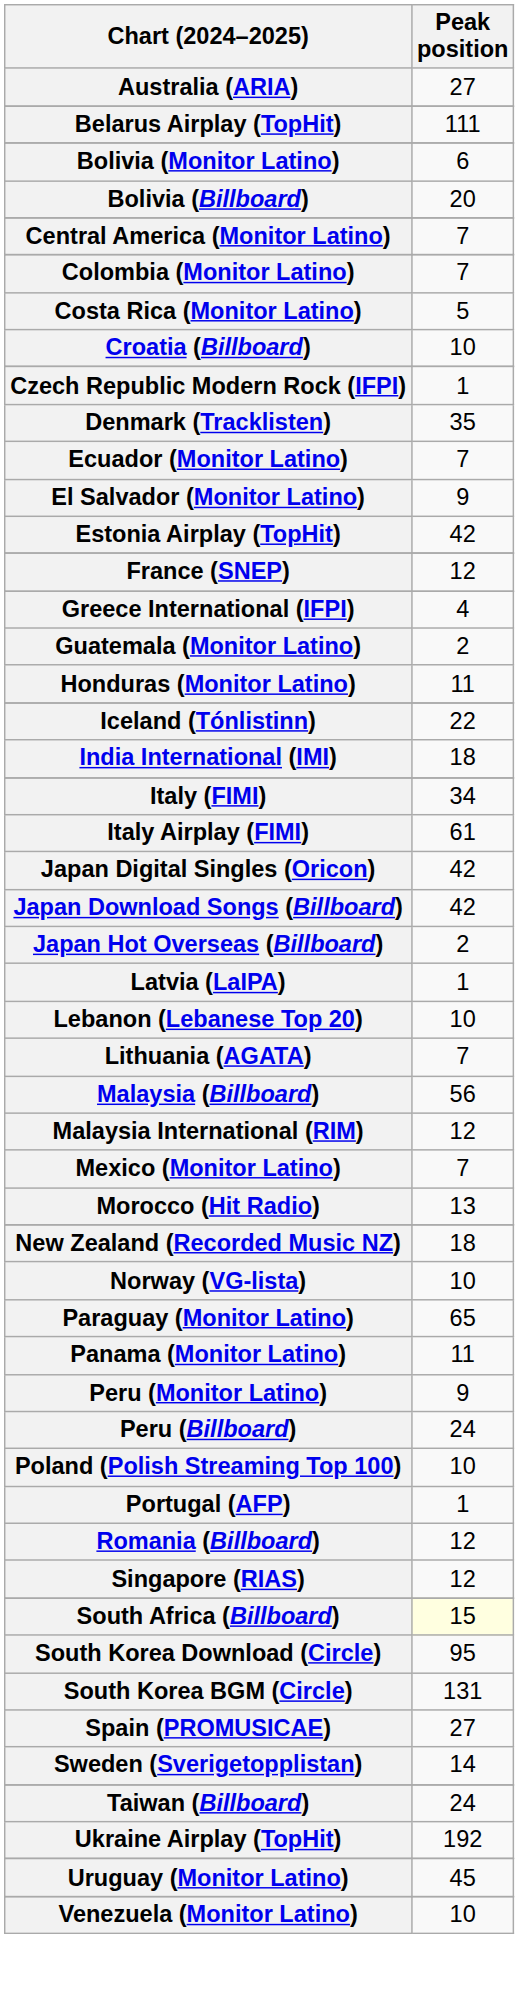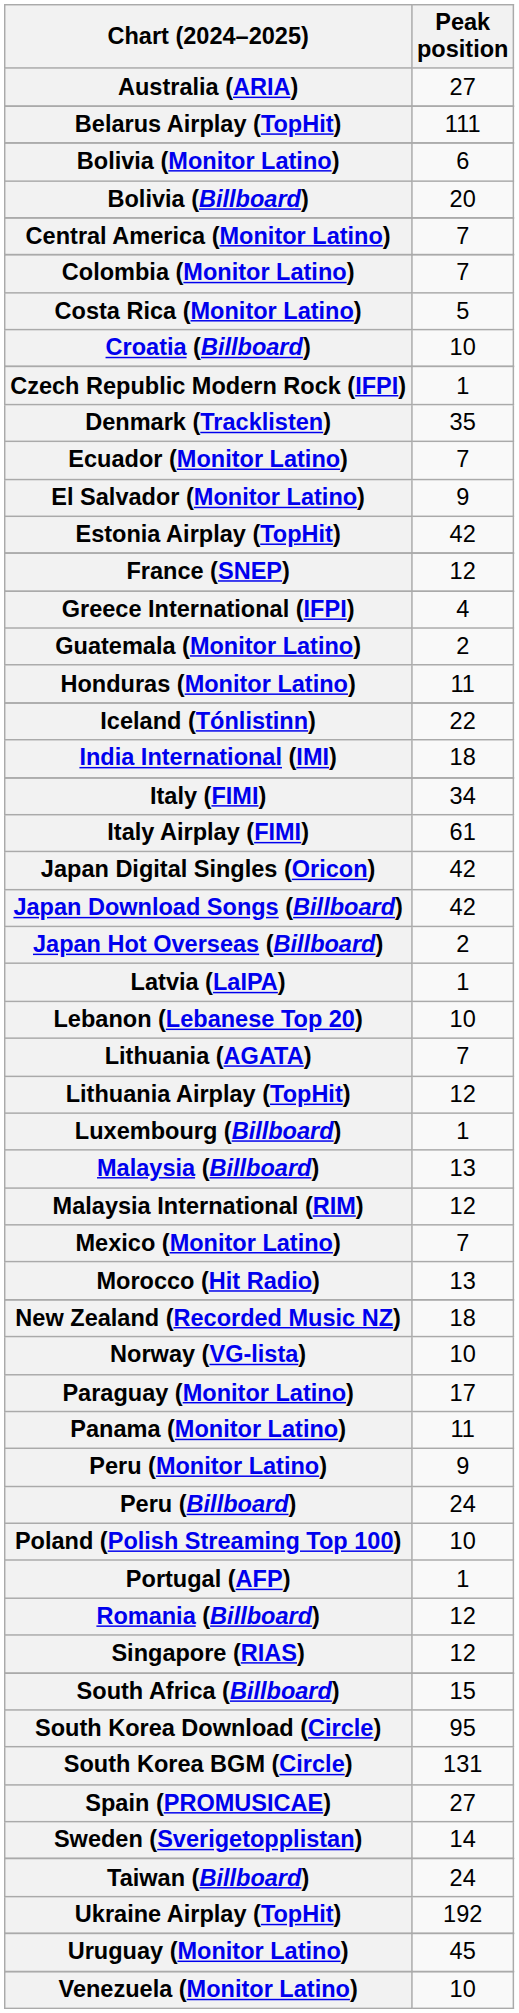+ row: (208, 1094)
+ row: (208, 1131)
(463, 1094) 56 -> (463, 1168) 13
(463, 1317) 65 -> (463, 1392) 17
(463, 1616) lightyellow background -> (463, 1690) no background
